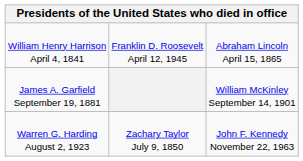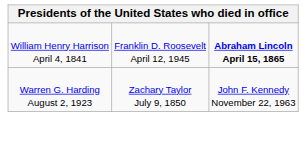(252, 52) normal -> (253, 51) bold
- row: (57, 96)
